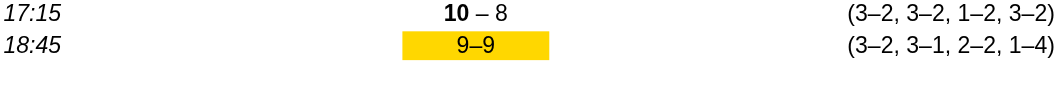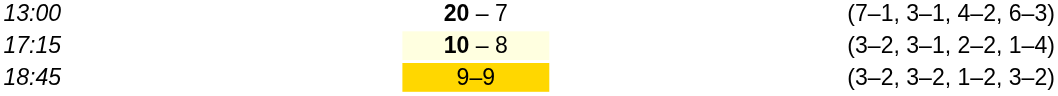+ row: (32, 13)
(476, 13) no background -> (476, 45) lightyellow background
(951, 13) (3–2, 3–2, 1–2, 3–2) -> (951, 45) (3–2, 3–1, 2–2, 1–4)
(951, 45) (3–2, 3–1, 2–2, 1–4) -> (951, 77) (3–2, 3–2, 1–2, 3–2)
